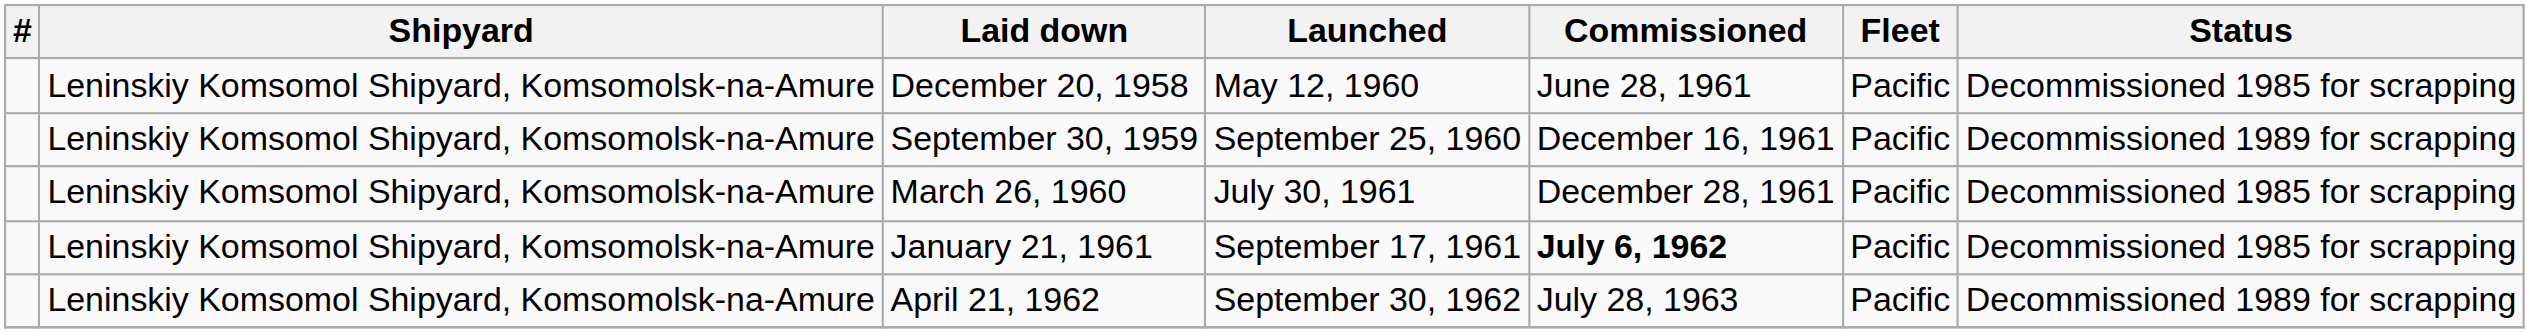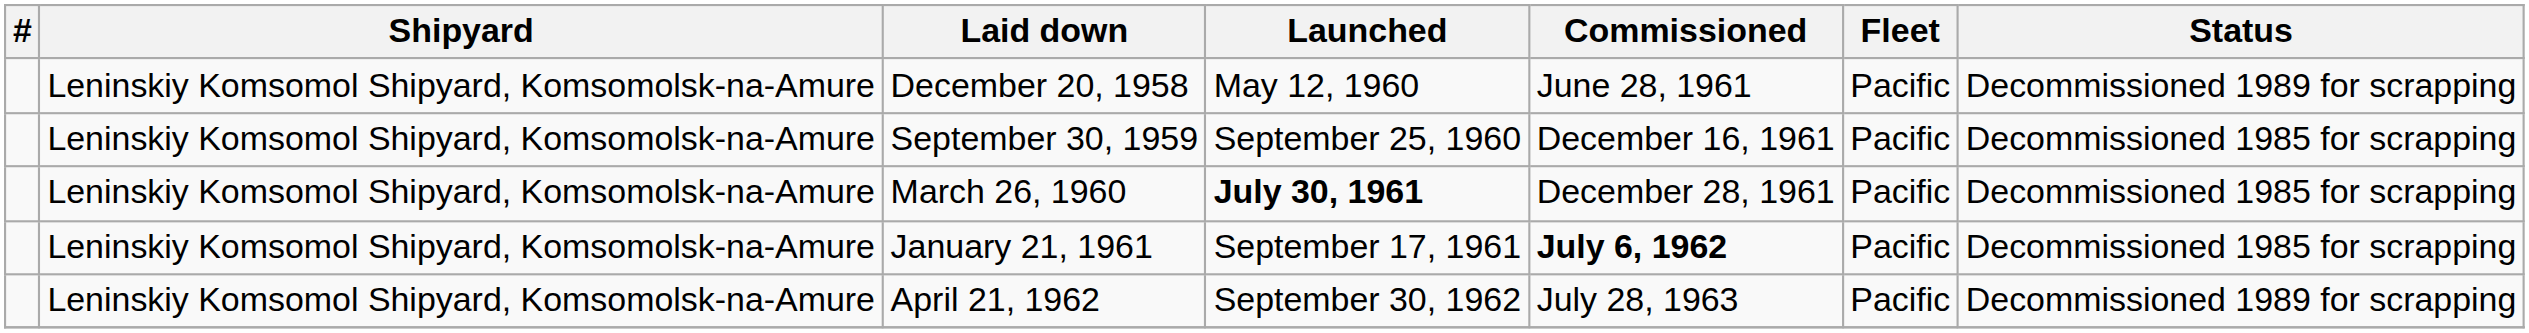(2241, 85) Decommissioned 1985 for scrapping -> (2241, 85) Decommissioned 1989 for scrapping
(2241, 138) Decommissioned 1989 for scrapping -> (2241, 138) Decommissioned 1985 for scrapping
(1315, 192) normal -> (1318, 192) bold
